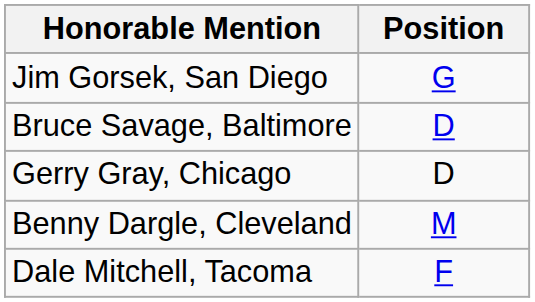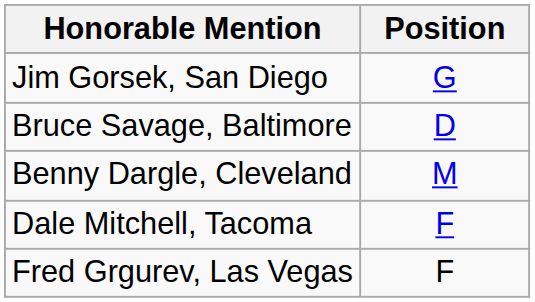- row: (152, 175)
+ row: (183, 272)
